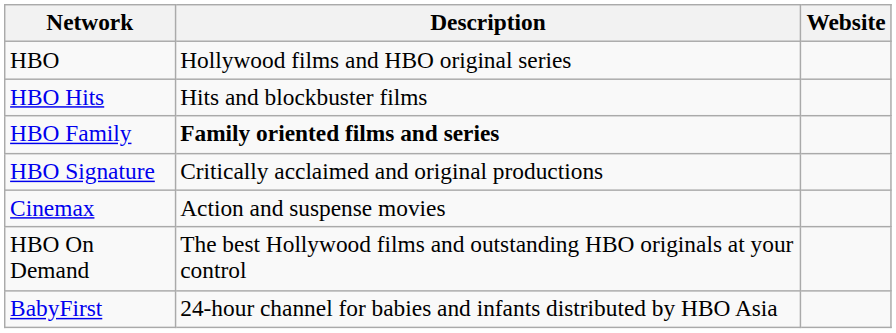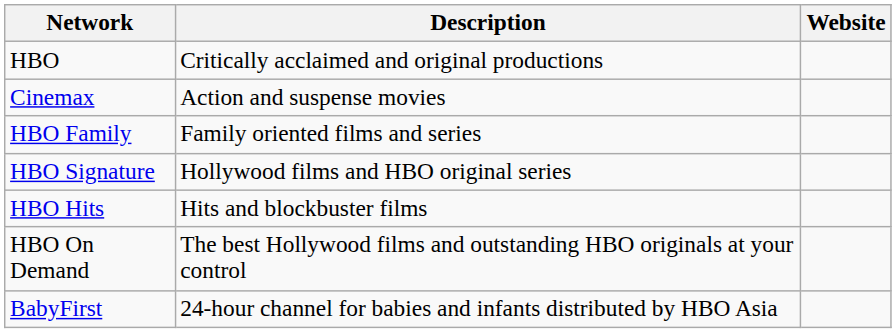(376, 60) Hollywood films and HBO original series -> (392, 60) Critically acclaimed and original productions
rows swapped: (57, 97) <-> (52, 208)
(340, 134) bold -> (331, 134) normal
(392, 171) Critically acclaimed and original productions -> (376, 171) Hollywood films and HBO original series
